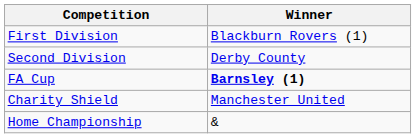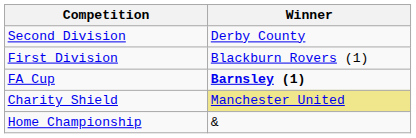rows swapped: (63, 37) <-> (67, 58)
(278, 101) no background -> (278, 101) khaki background
